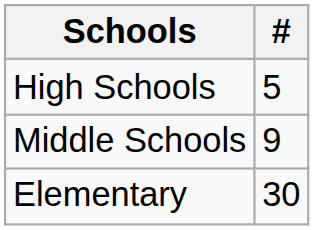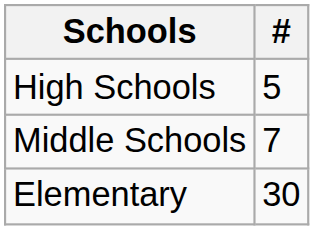(272, 140) 9 -> (272, 140) 7
